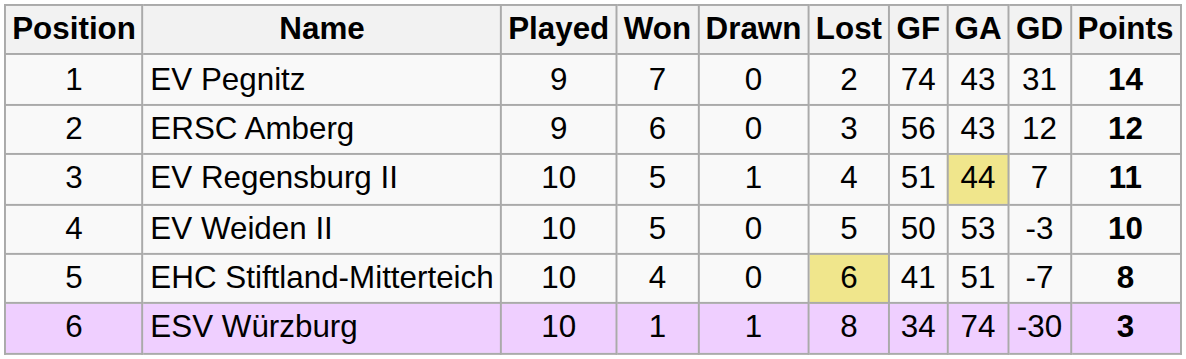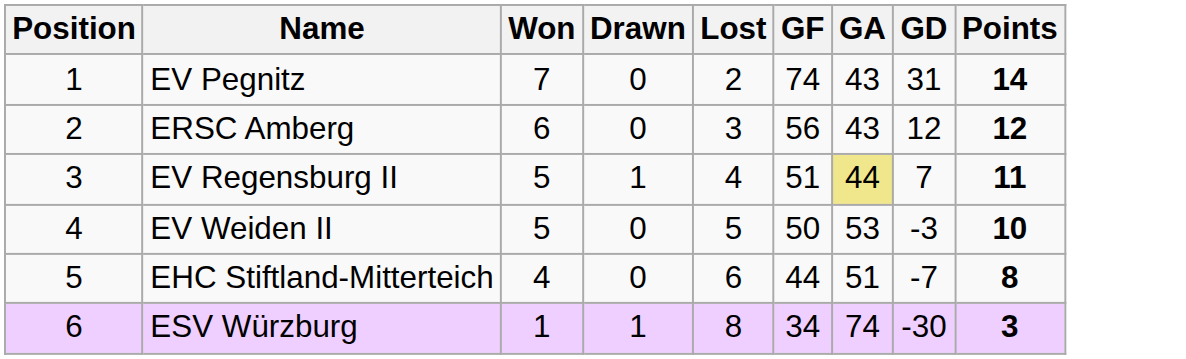- column: (559, 29)
(849, 278) khaki background -> (733, 278) no background
(918, 278) 41 -> (803, 278) 44
